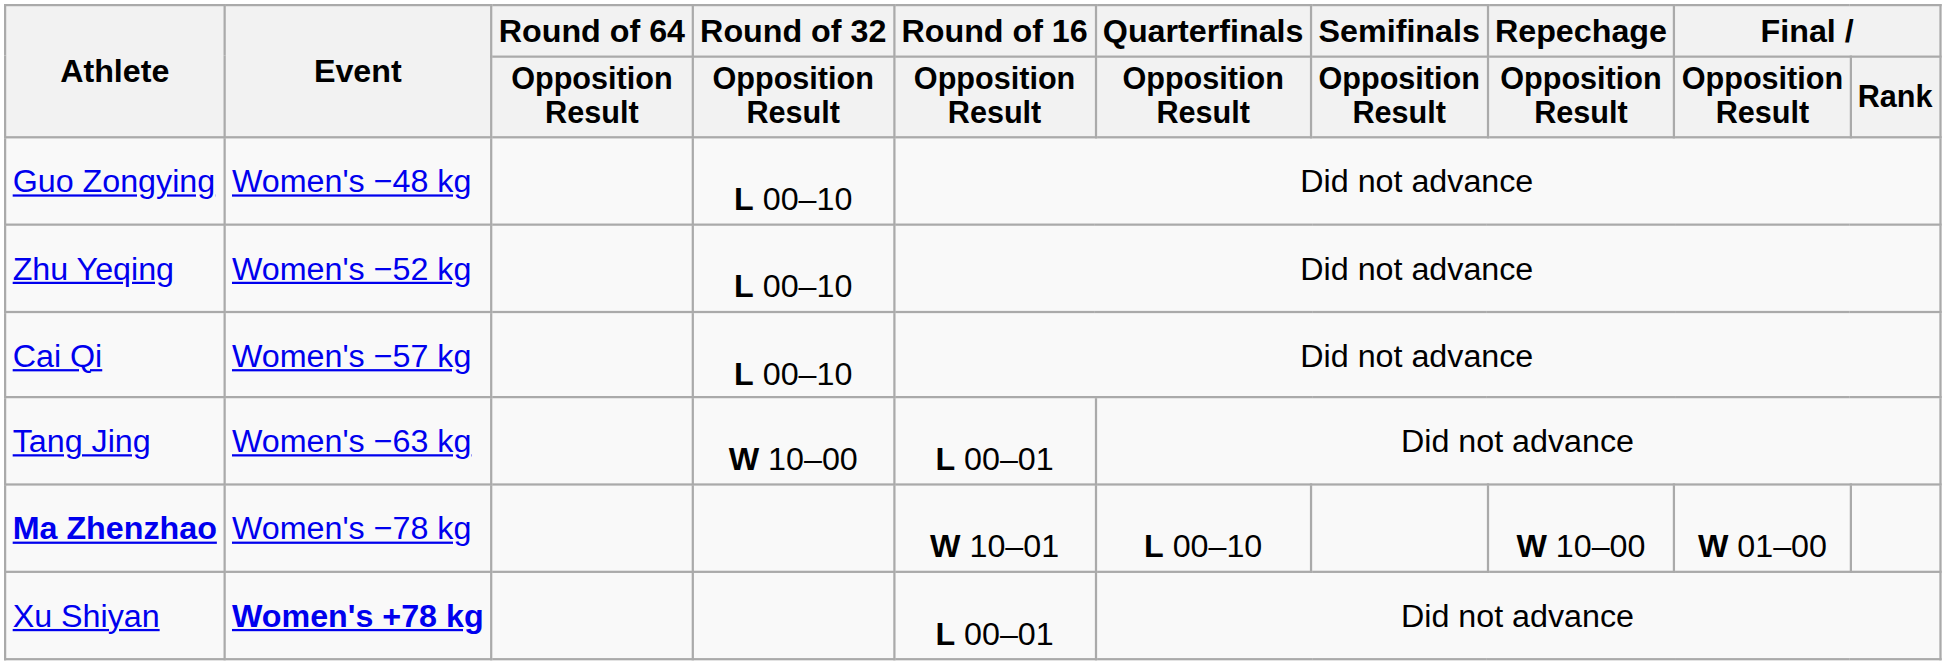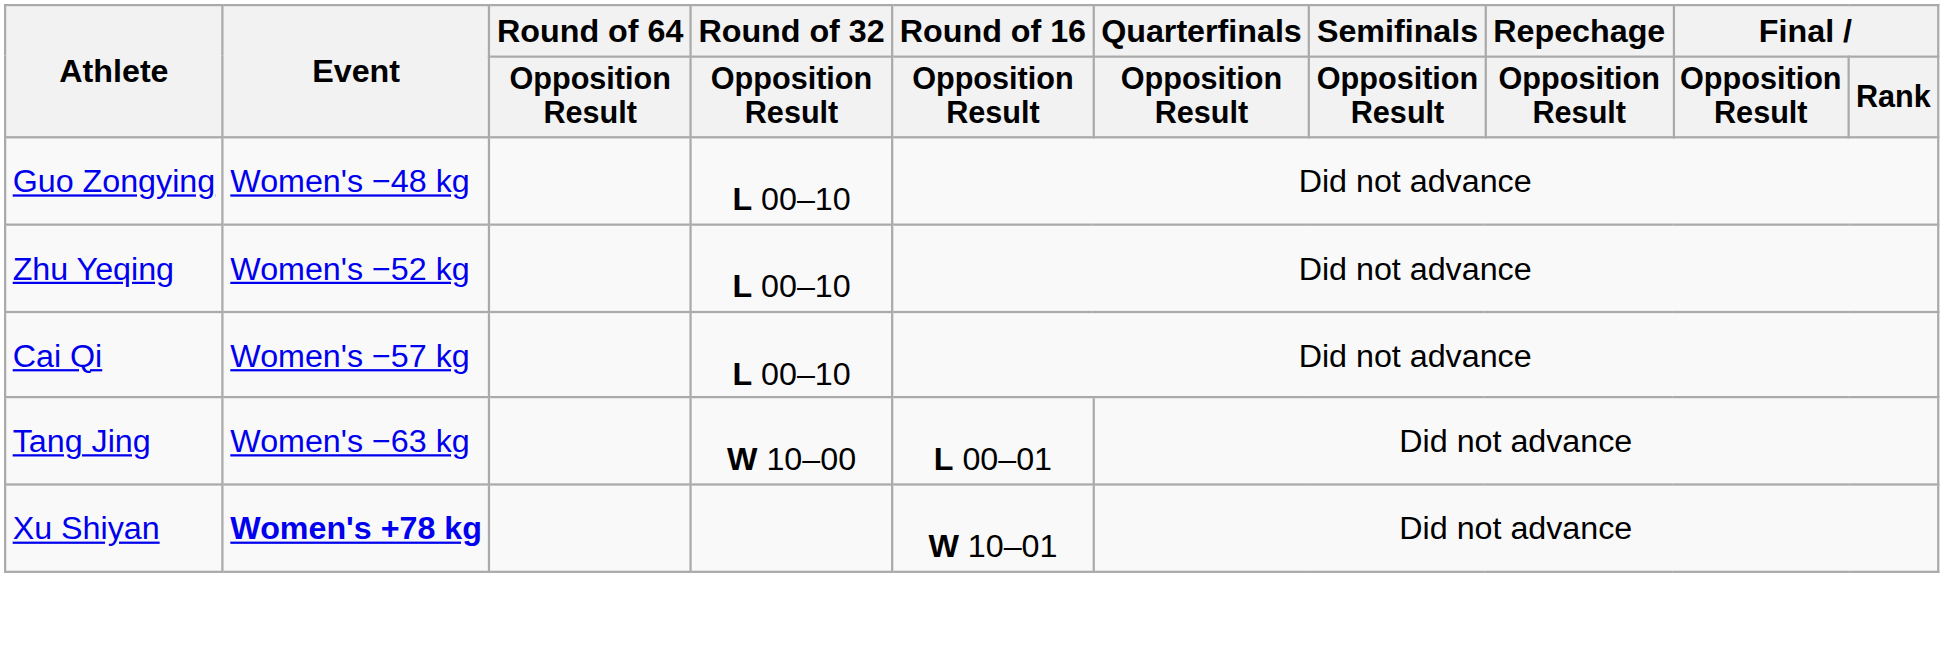- row: (115, 529)
(995, 633) L 00–01 -> (993, 547) W 10–01
